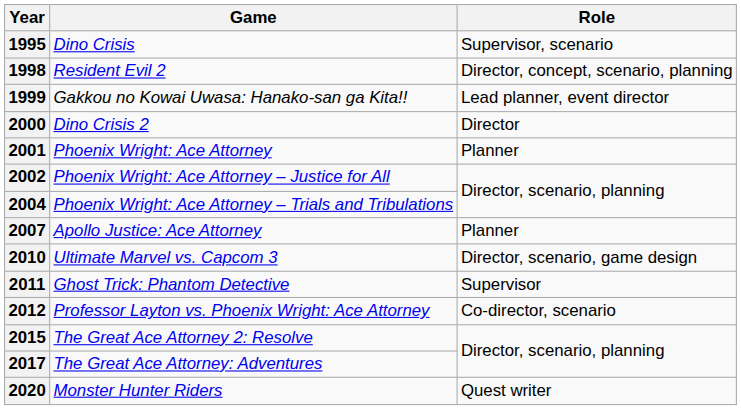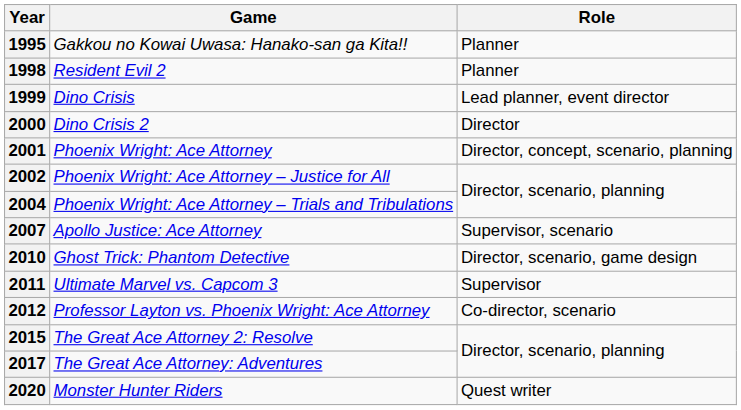(94, 44) Dino Crisis -> (230, 44) Gakkou no Kowai Uwasa: Hanako-san ga Kita!!
(537, 44) Supervisor, scenario -> (490, 44) Planner
(597, 71) Director, concept, scenario, planning -> (490, 71) Planner
(230, 97) Gakkou no Kowai Uwasa: Hanako-san ga Kita!! -> (94, 97) Dino Crisis
(490, 151) Planner -> (597, 151) Director, concept, scenario, planning
(490, 230) Planner -> (537, 230) Supervisor, scenario
(166, 257) Ultimate Marvel vs. Capcom 3 -> (171, 257) Ghost Trick: Phantom Detective
(171, 284) Ghost Trick: Phantom Detective -> (166, 284) Ultimate Marvel vs. Capcom 3
